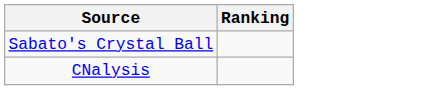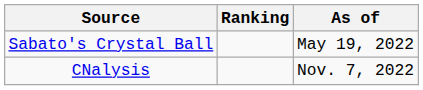+ column: (356, 18)
